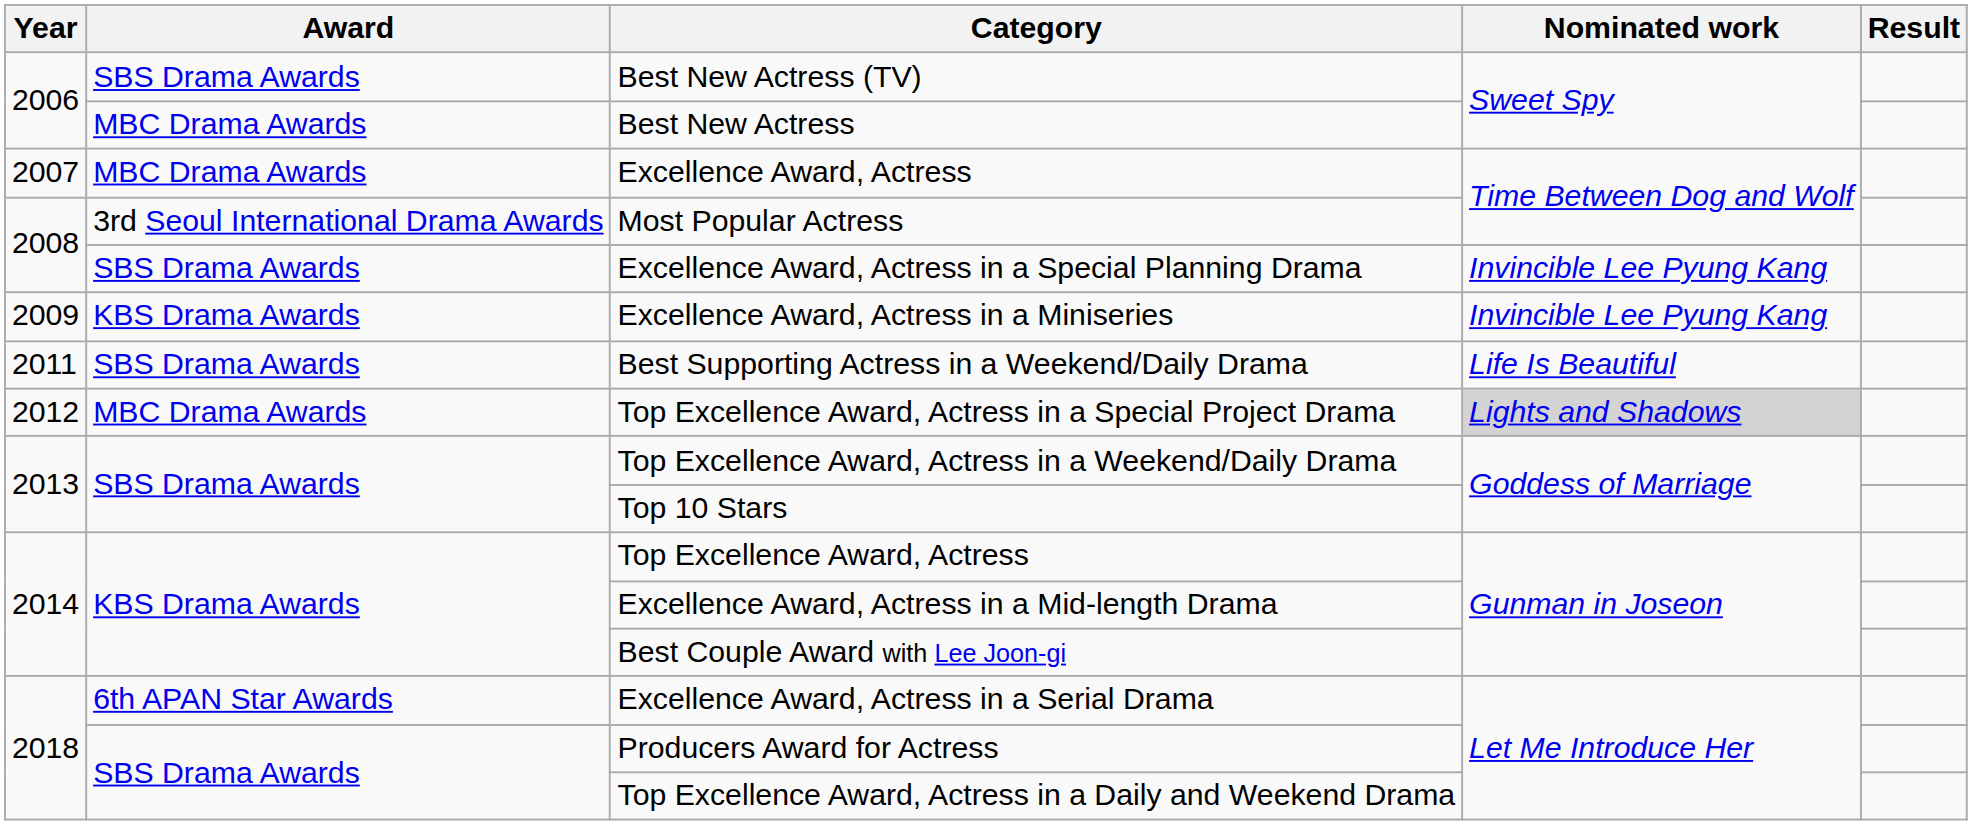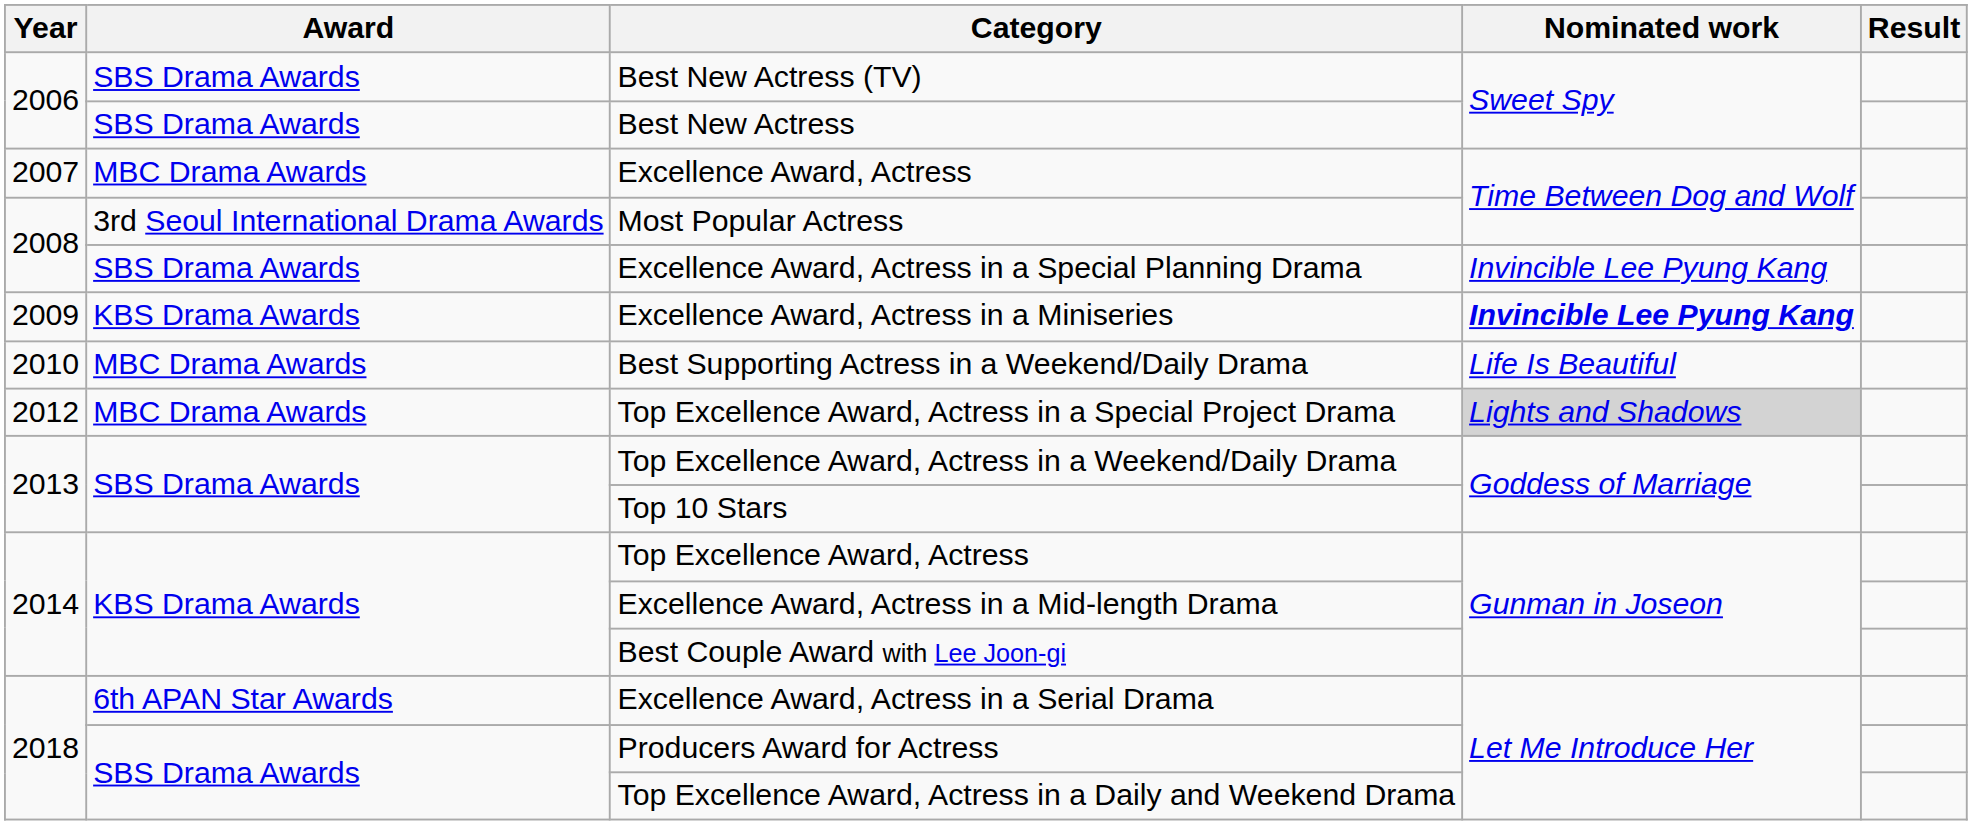(230, 124) MBC Drama Awards -> (226, 124) SBS Drama Awards
(1648, 316) normal -> (1662, 316) bold
(44, 364) 2011 -> (46, 364) 2010
(226, 364) SBS Drama Awards -> (230, 364) MBC Drama Awards
